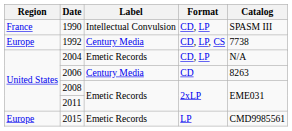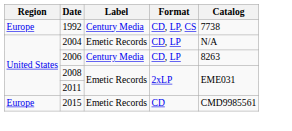- row: (20, 27)
(187, 73) CD -> (166, 57) CD, LP
(186, 118) LP -> (158, 103) CD
